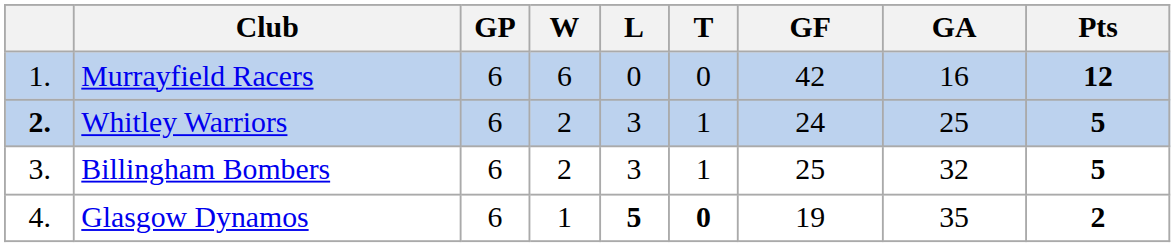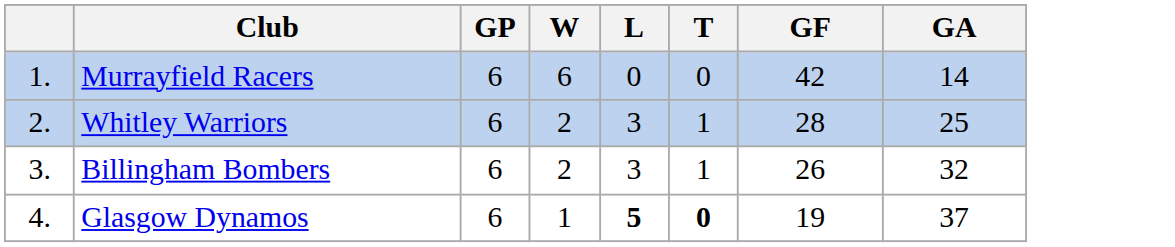- column: (1098, 28)
(954, 75) 16 -> (954, 75) 14
(40, 122) bold -> (40, 122) normal
(810, 122) 24 -> (810, 122) 28
(810, 169) 25 -> (810, 169) 26
(954, 216) 35 -> (954, 216) 37
